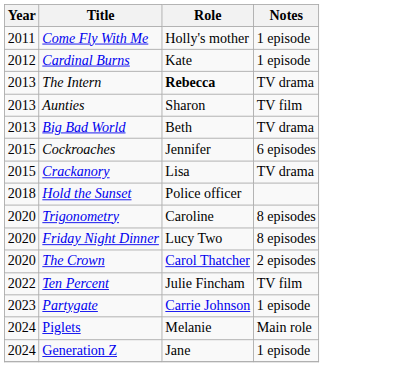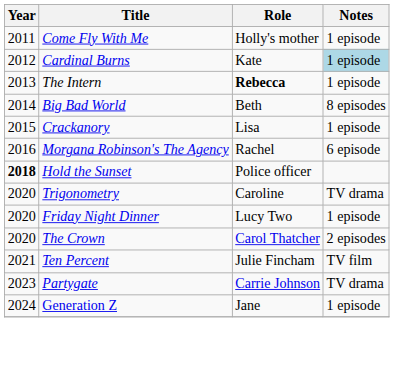(284, 60) no background -> (353, 60) lightblue background
(285, 82) TV drama -> (353, 82) 1 episode
- row: (63, 104)
(22, 127) 2013 -> (22, 104) 2014
(285, 127) TV drama -> (356, 104) 8 episodes
- row: (79, 149)
(285, 171) TV drama -> (353, 127) 1 episode
+ row: (136, 149)
(22, 194) normal -> (22, 171) bold
(286, 216) 8 episodes -> (355, 194) TV drama
(286, 238) 8 episodes -> (353, 216) 1 episode
(22, 283) 2022 -> (22, 261) 2021
(284, 305) 1 episode -> (355, 283) TV drama
- row: (62, 328)
